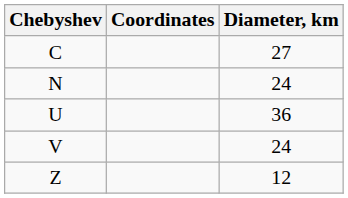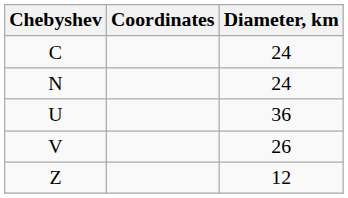(281, 51) 27 -> (281, 51) 24
(281, 146) 24 -> (281, 146) 26
